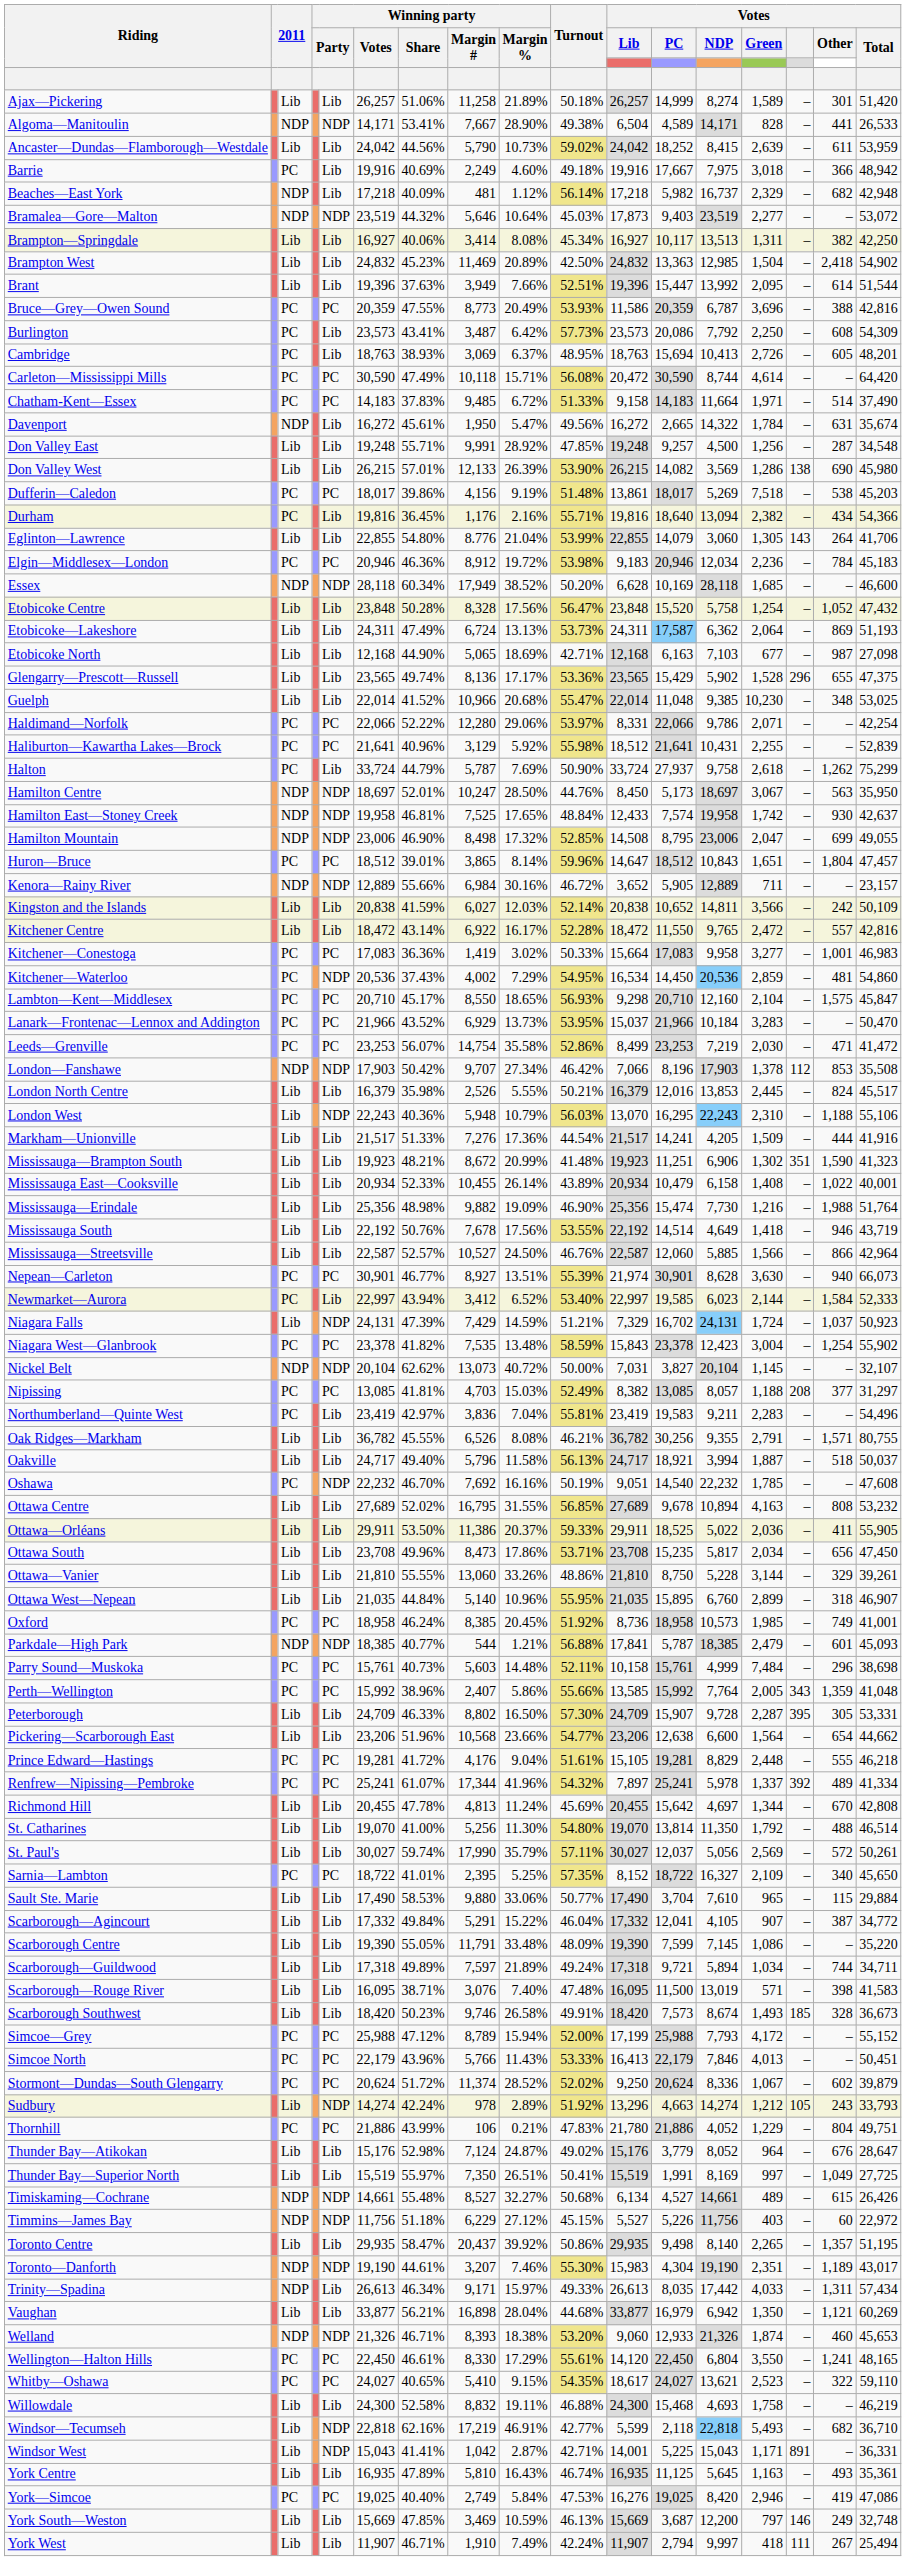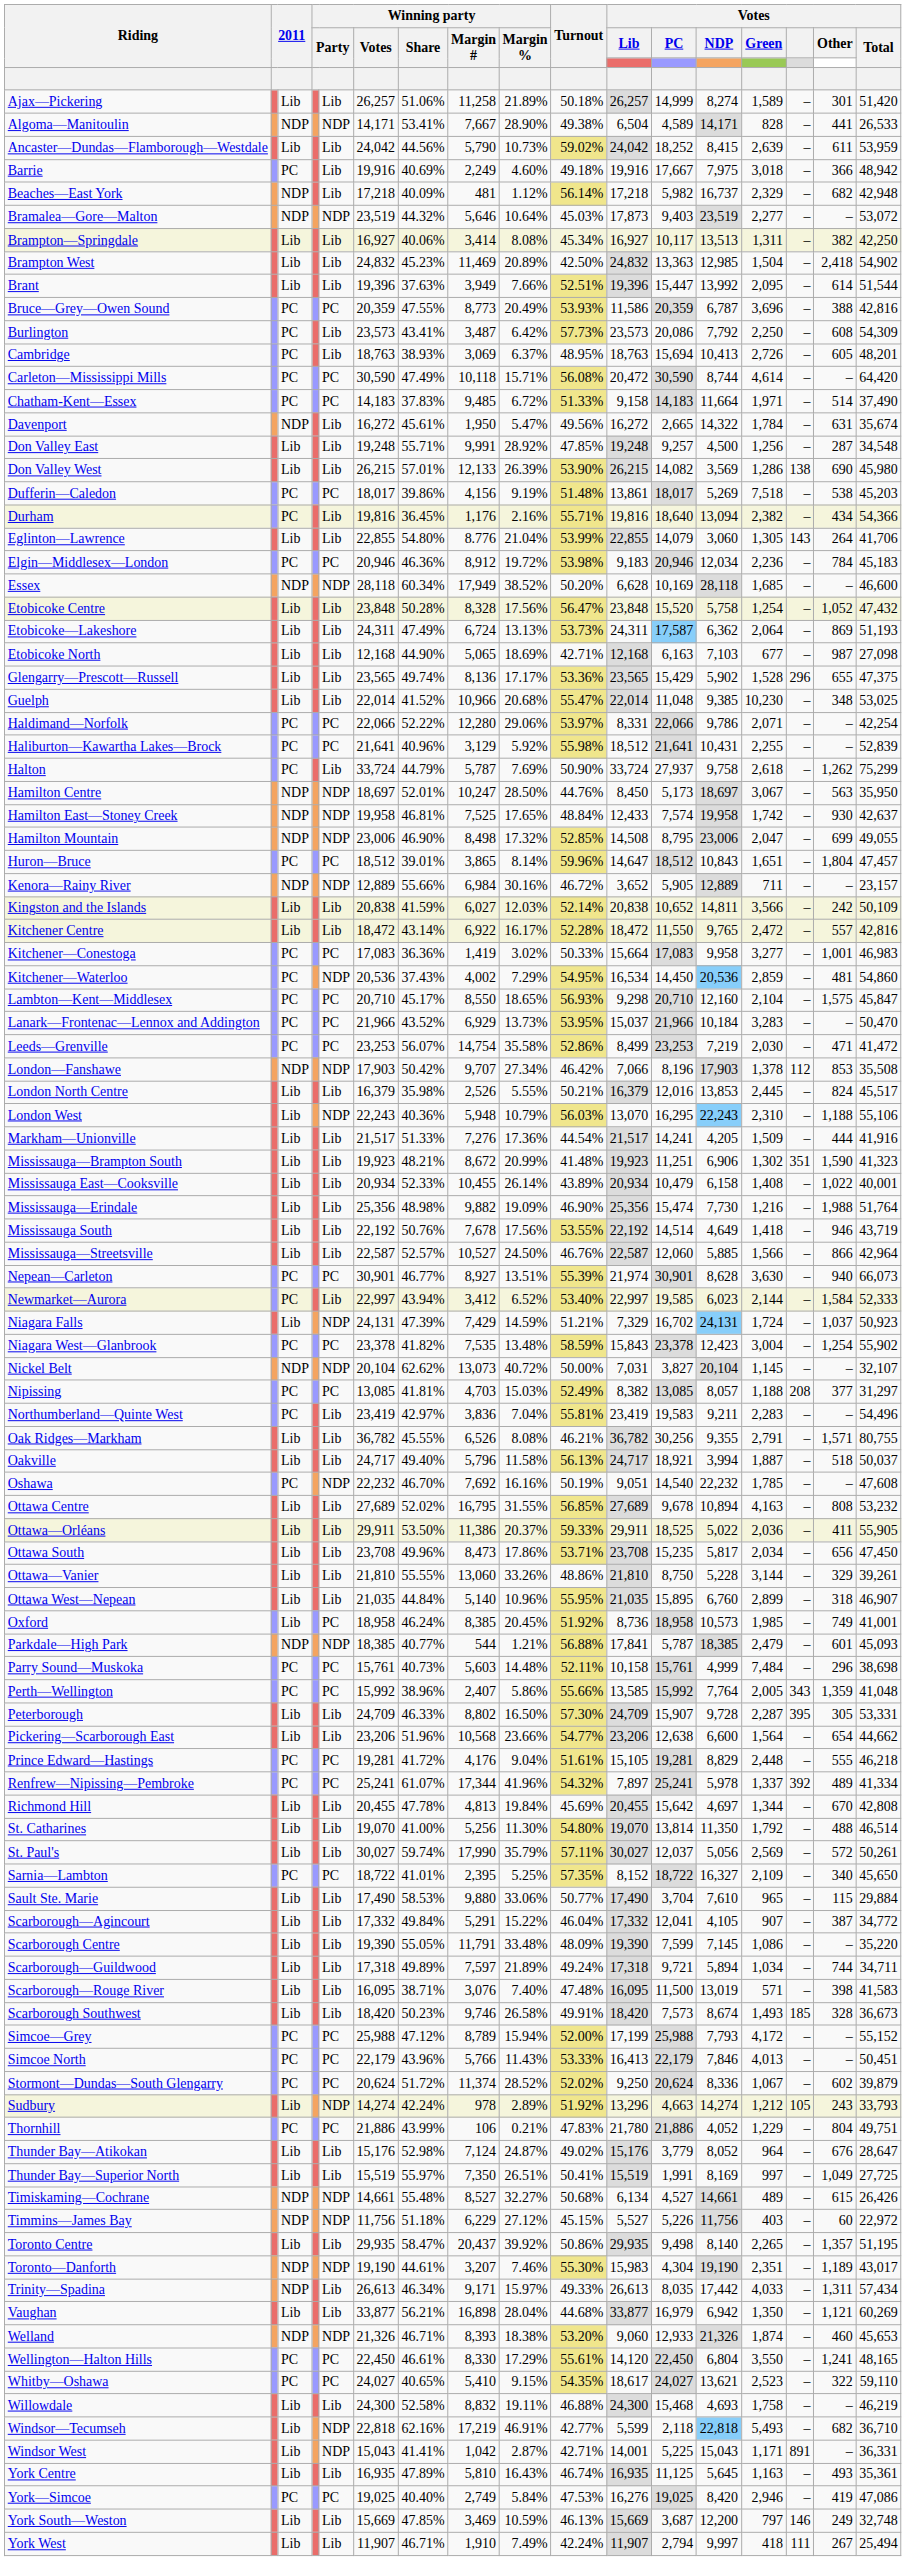(290, 1622) PC -> (291, 1622) Lib
(526, 1806) 11.24% -> (526, 1806) 19.84%
